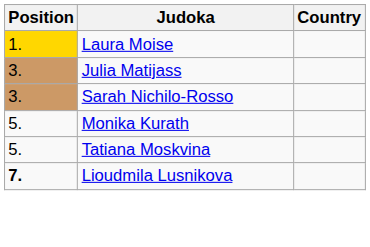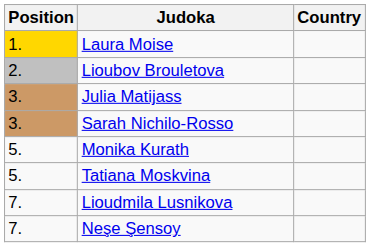+ row: (153, 70)
(15, 176) bold -> (15, 202) normal
+ row: (131, 228)
